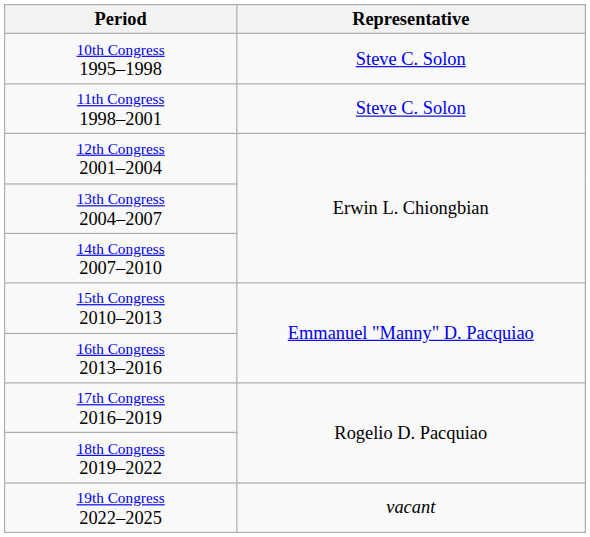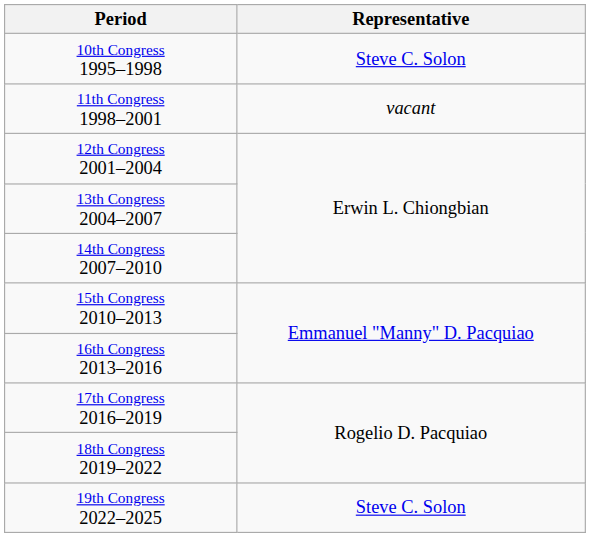(411, 108) Steve C. Solon -> (411, 108) vacant
(411, 507) vacant -> (411, 507) Steve C. Solon
